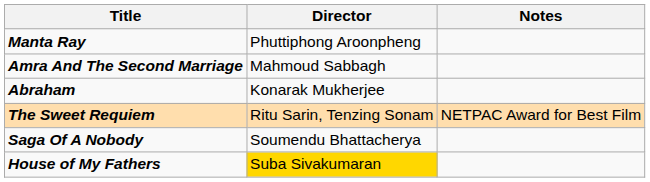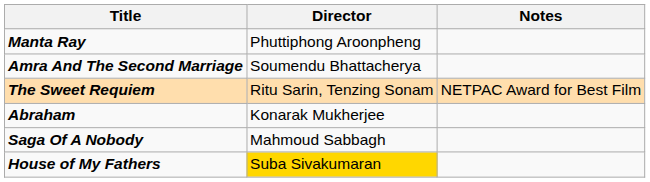(318, 66) Mahmoud Sabbagh -> (335, 66) Soumendu Bhattacherya
rows swapped: (42, 90) <-> (81, 115)
(335, 139) Soumendu Bhattacherya -> (318, 139) Mahmoud Sabbagh
